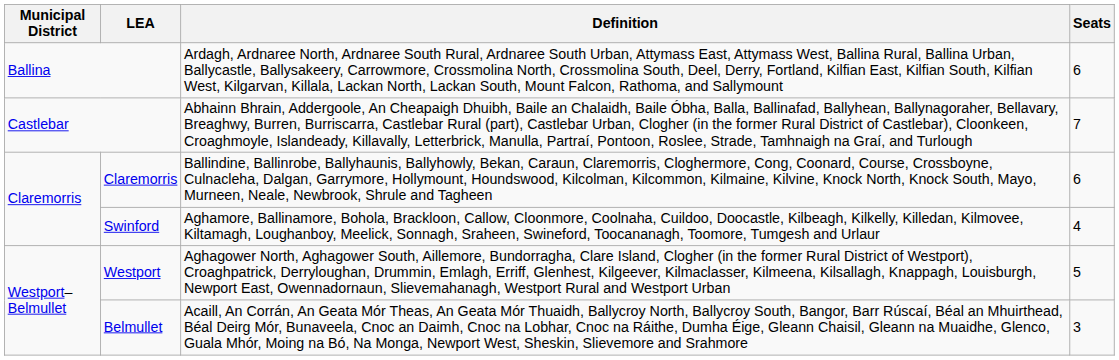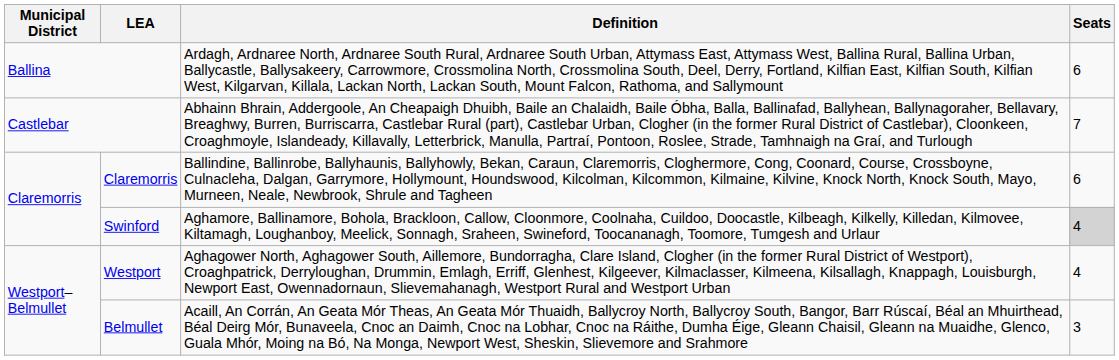(1077, 226) no background -> (1077, 226) lightgrey background
(1077, 272) 5 -> (1077, 272) 4
